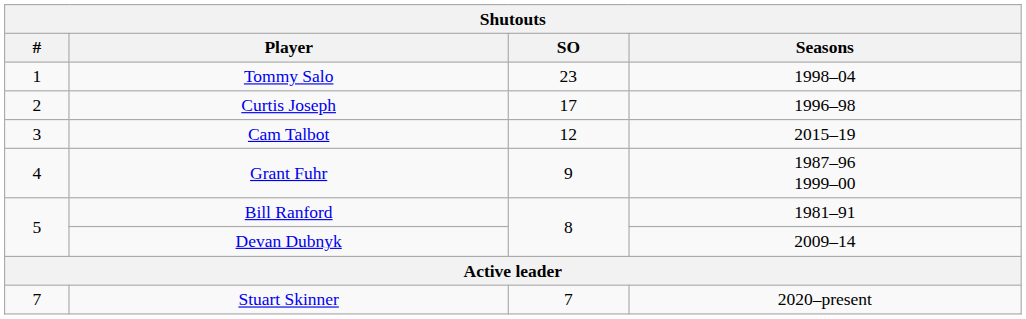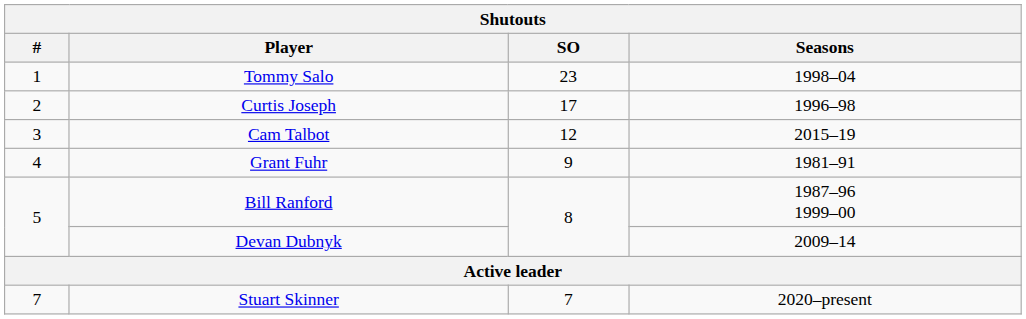(825, 173) 1987–96 1999–00 -> (825, 163) 1981–91
(825, 212) 1981–91 -> (825, 202) 1987–96 1999–00
